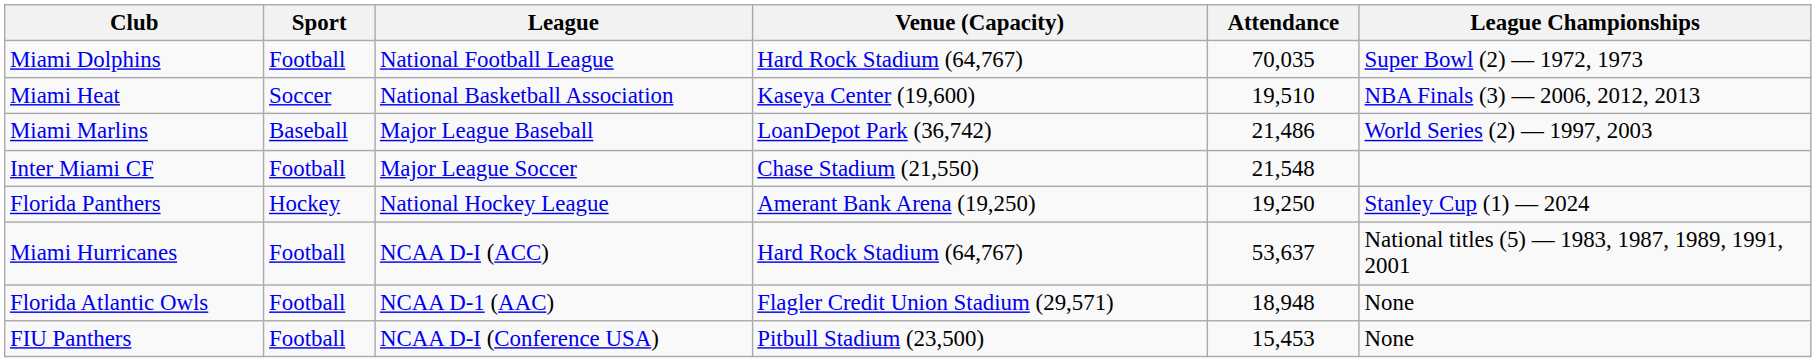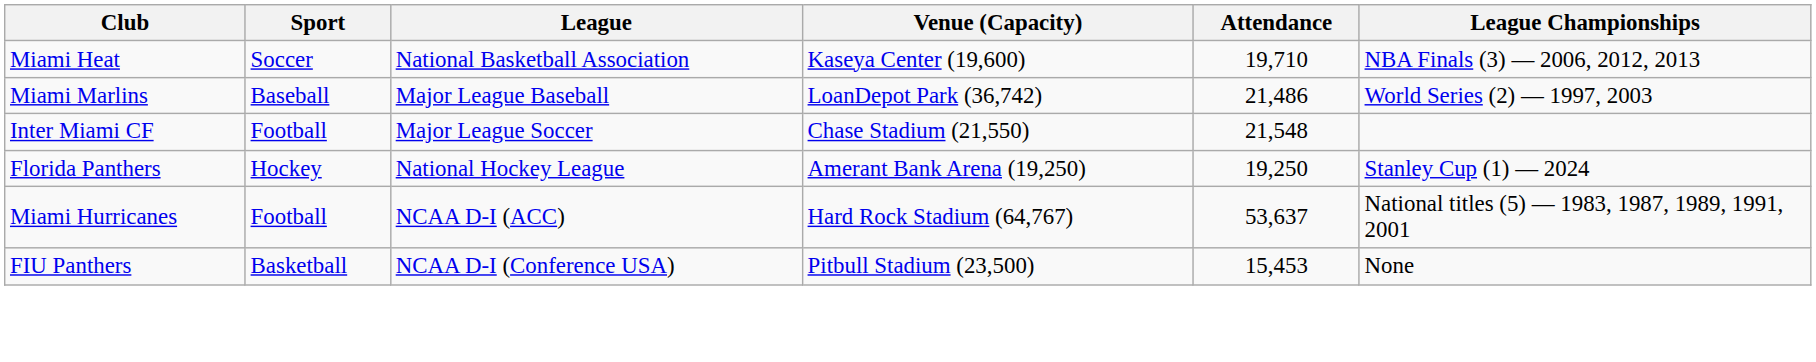- row: (85, 58)
(1283, 95) 19,510 -> (1276, 58) 19,710
- row: (109, 302)
(307, 338) Football -> (299, 266) Basketball
